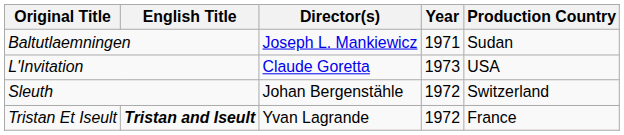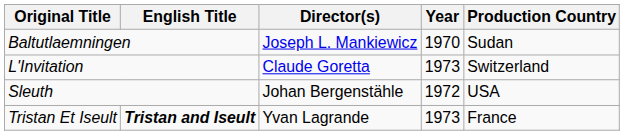(442, 42) 1971 -> (442, 42) 1970
(484, 67) USA -> (508, 67) Switzerland
(508, 92) Switzerland -> (484, 92) USA
(442, 117) 1972 -> (442, 117) 1973
